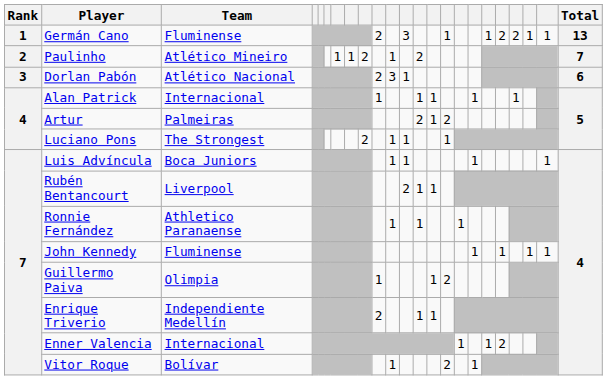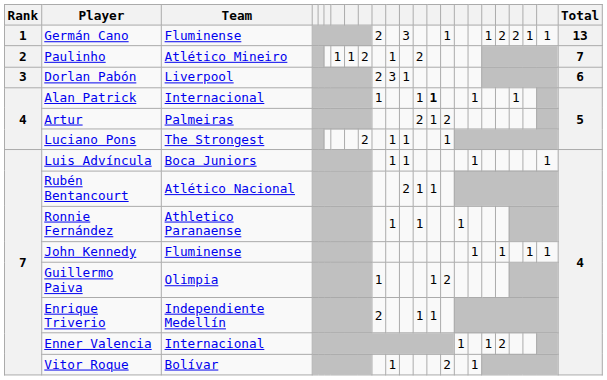(230, 77) Atlético Nacional -> (199, 77) Liverpool
(433, 98) normal -> (433, 98) bold
(199, 188) Liverpool -> (230, 188) Atlético Nacional
